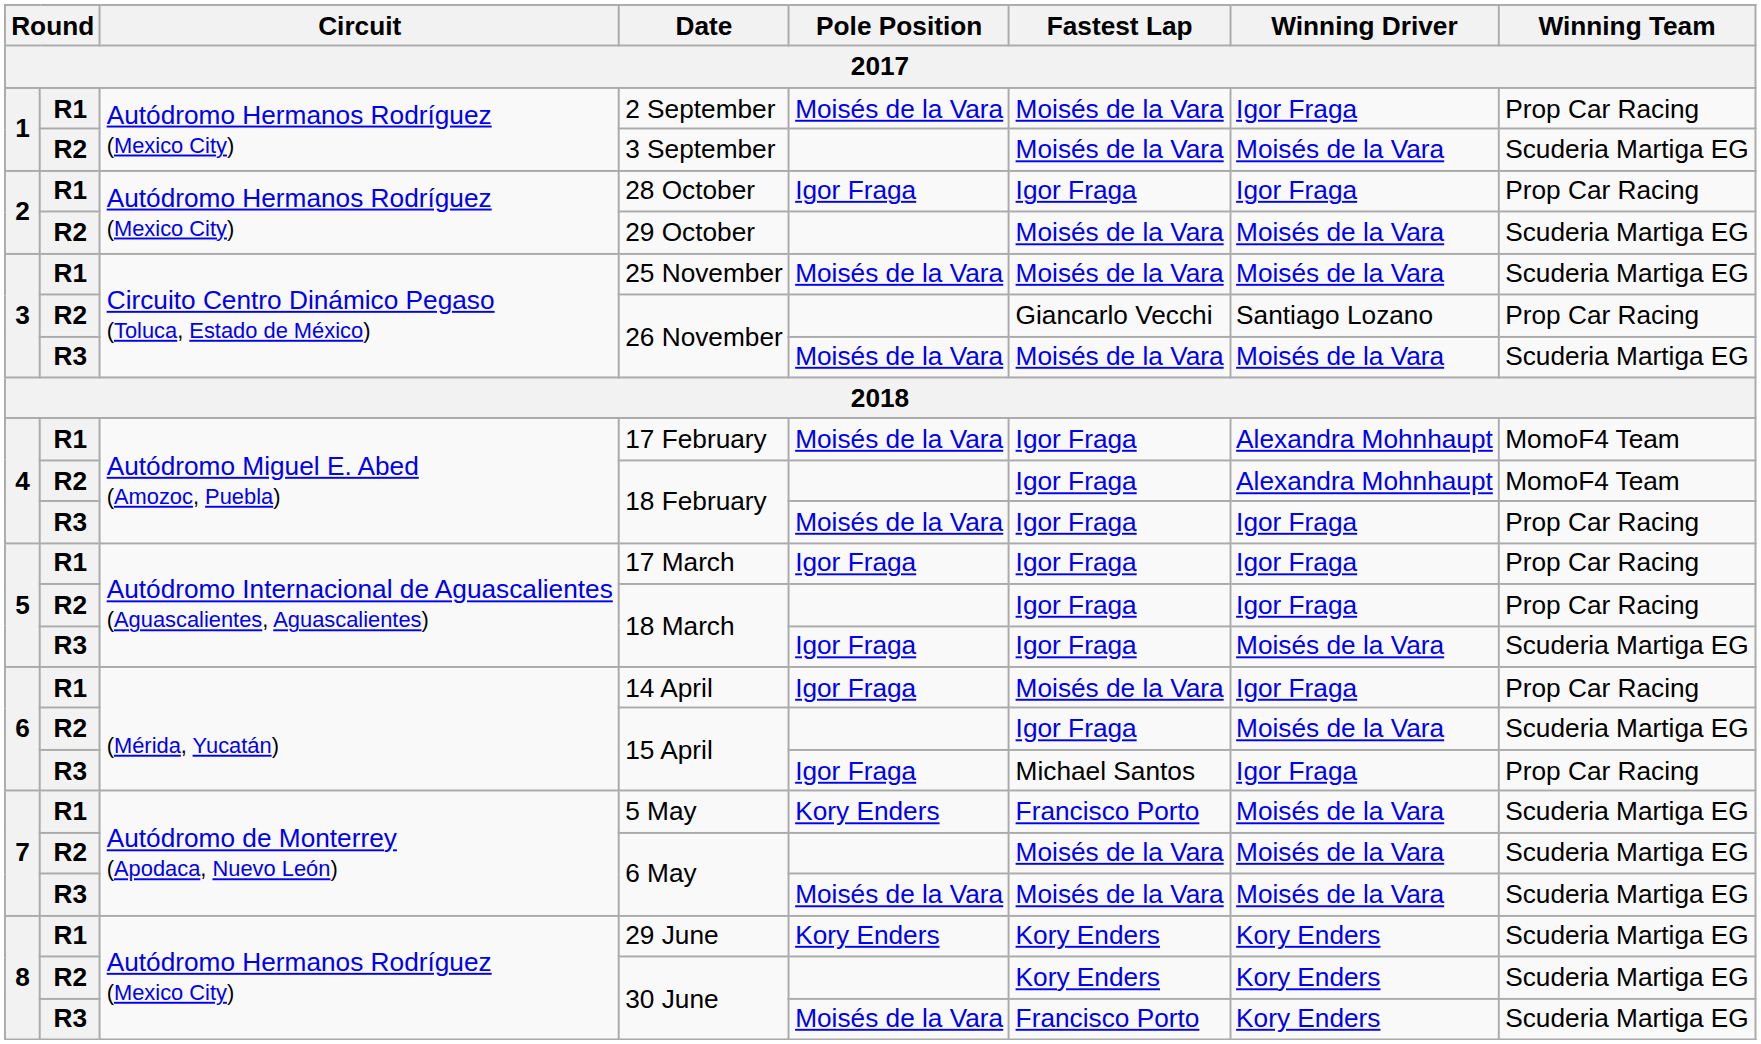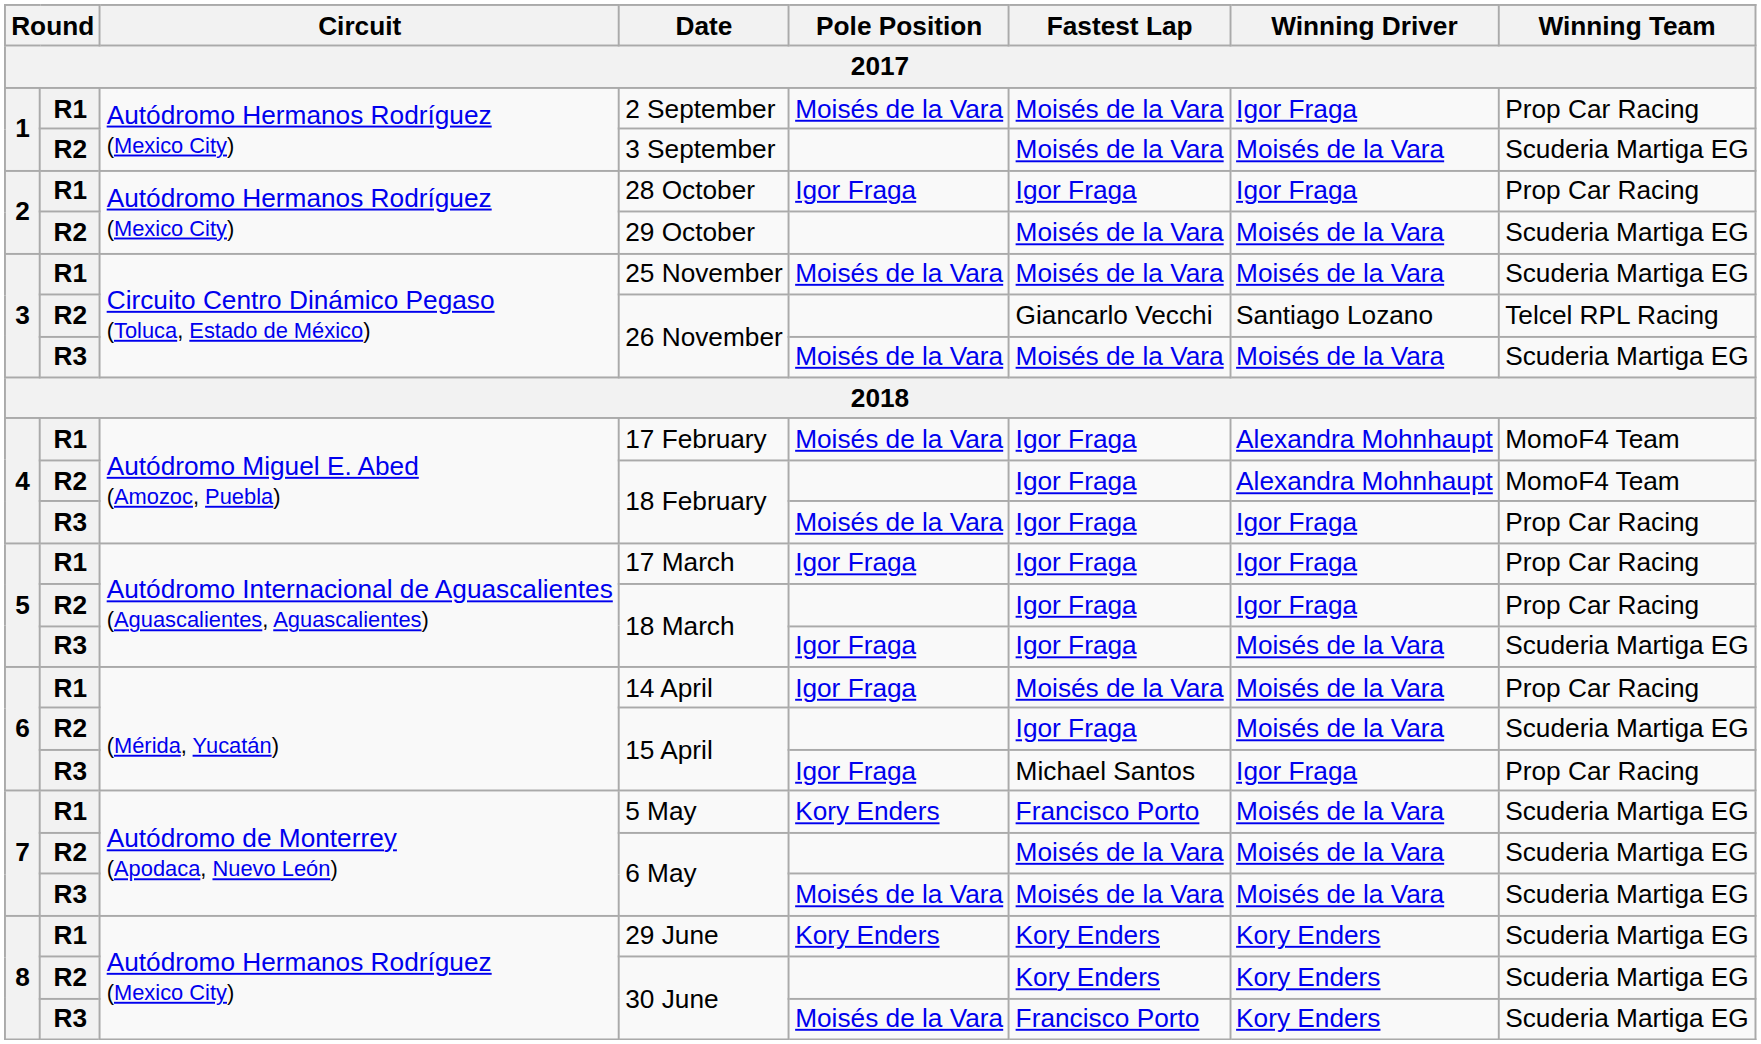(1602, 315) Prop Car Racing -> (1612, 315) Telcel RPL Racing
(1297, 687) Igor Fraga -> (1340, 687) Moisés de la Vara
